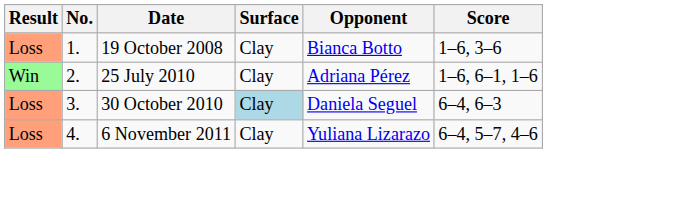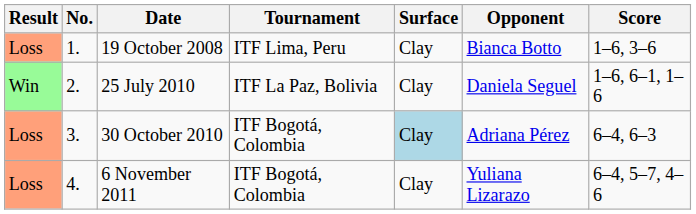+ column: (312, 18)
(359, 76) Adriana Pérez -> (521, 86) Daniela Seguel
(362, 104) Daniela Seguel -> (518, 135) Adriana Pérez
